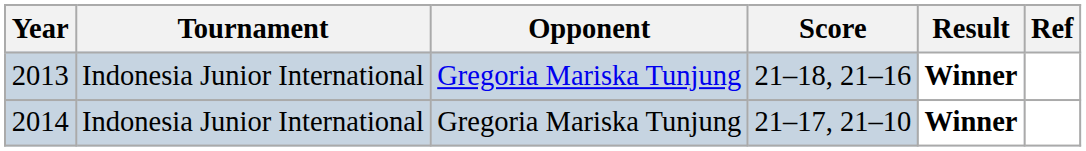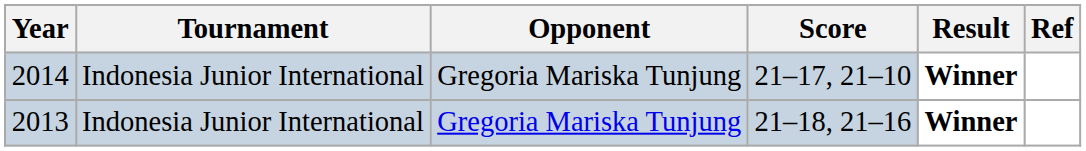rows swapped: (40, 75) <-> (40, 122)
